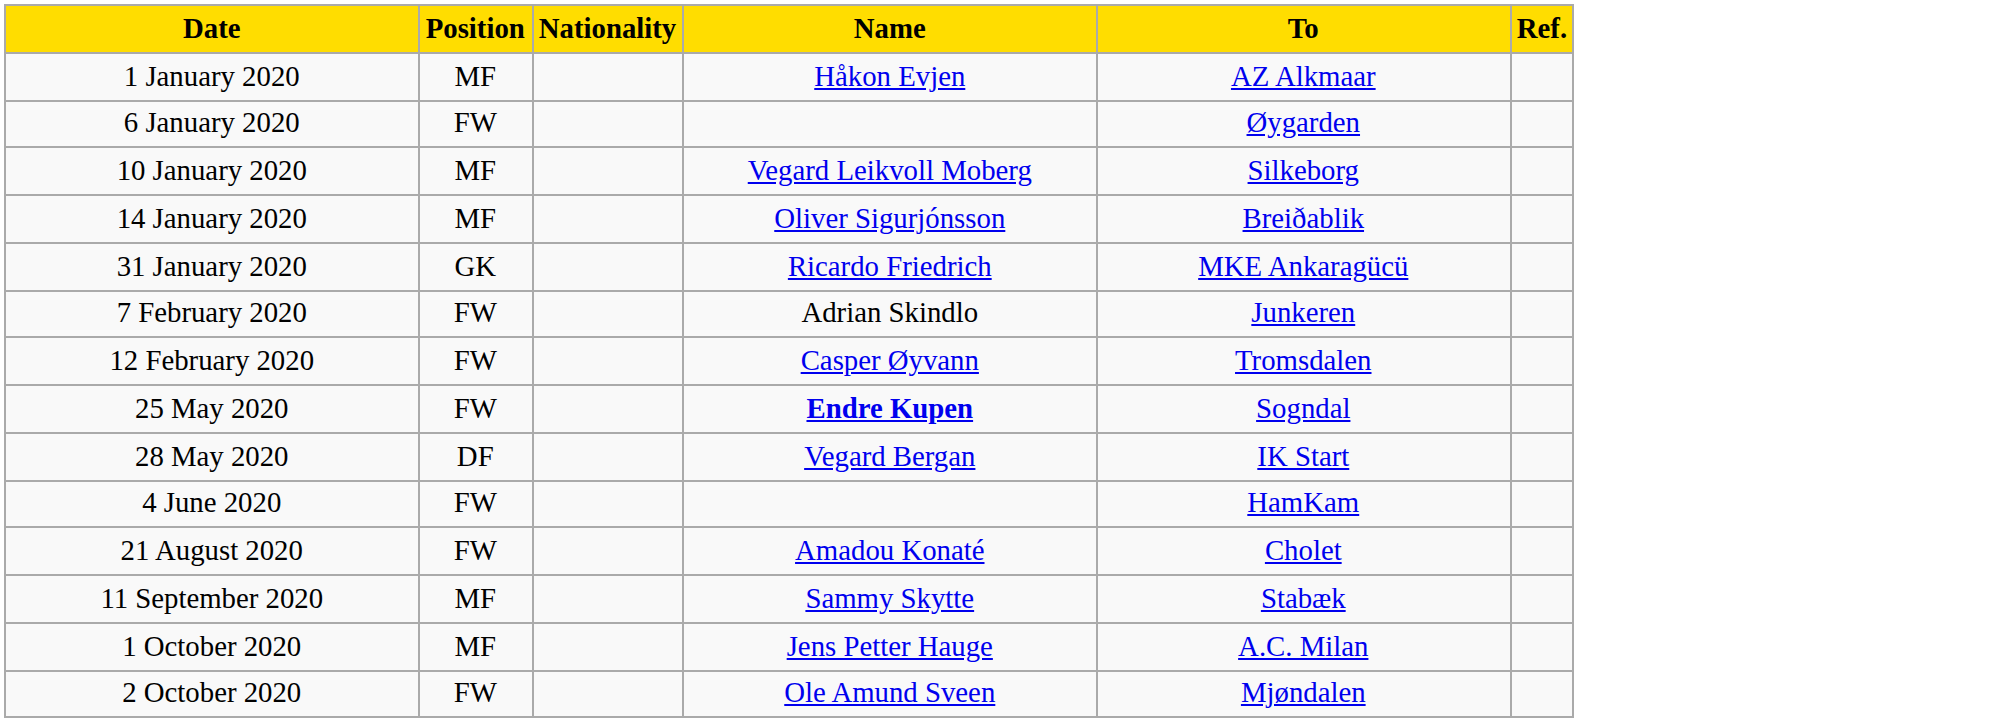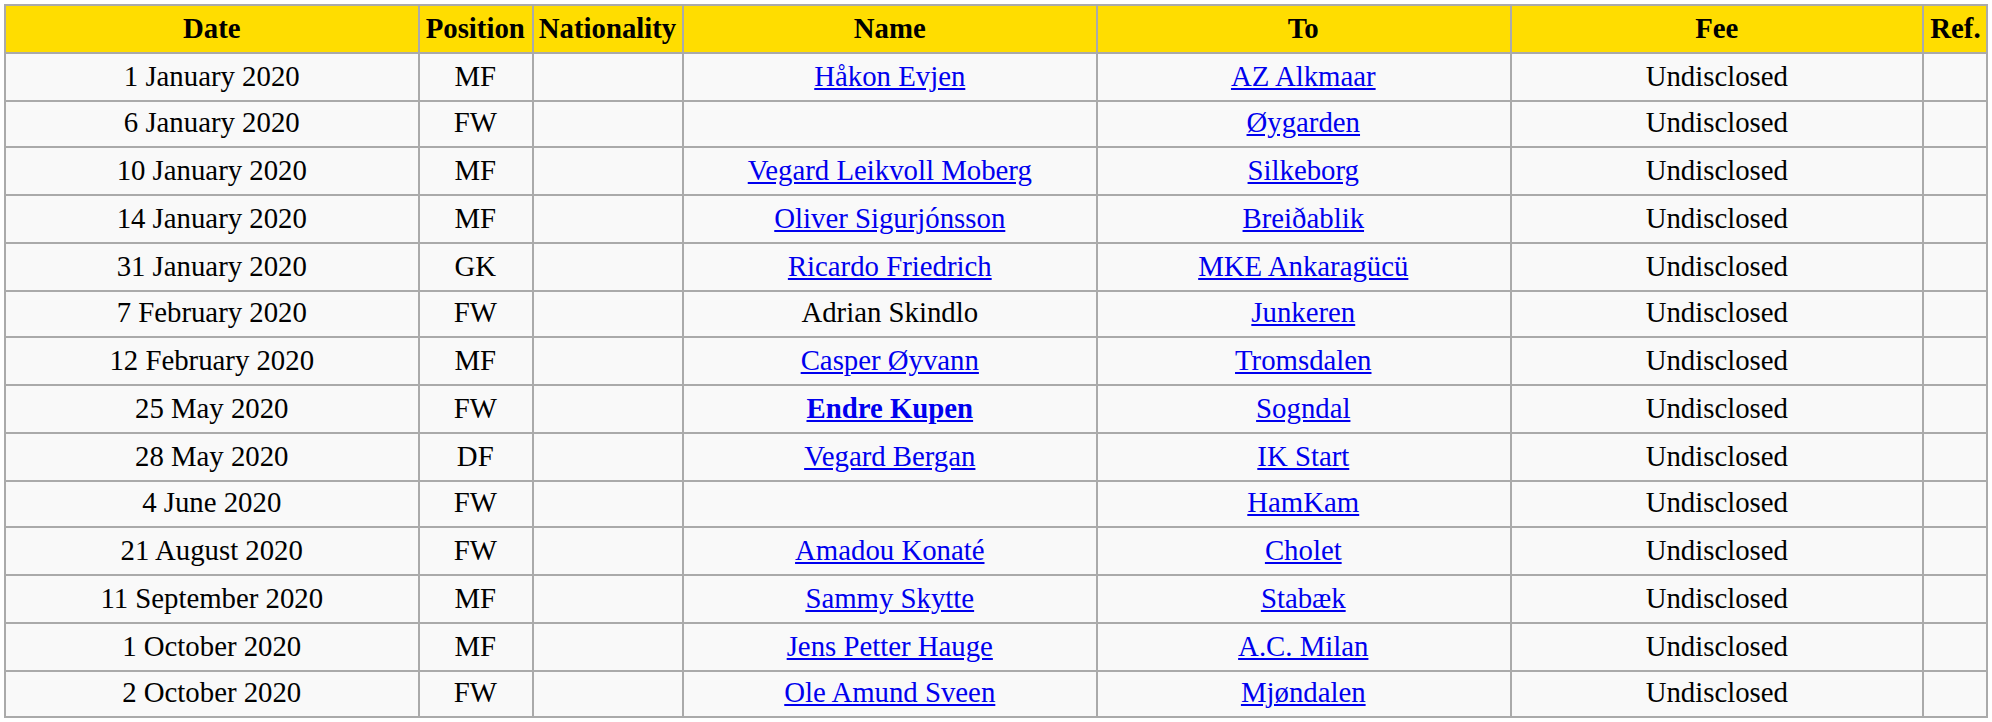+ column: (1717, 28)
(475, 361) FW -> (475, 361) MF
